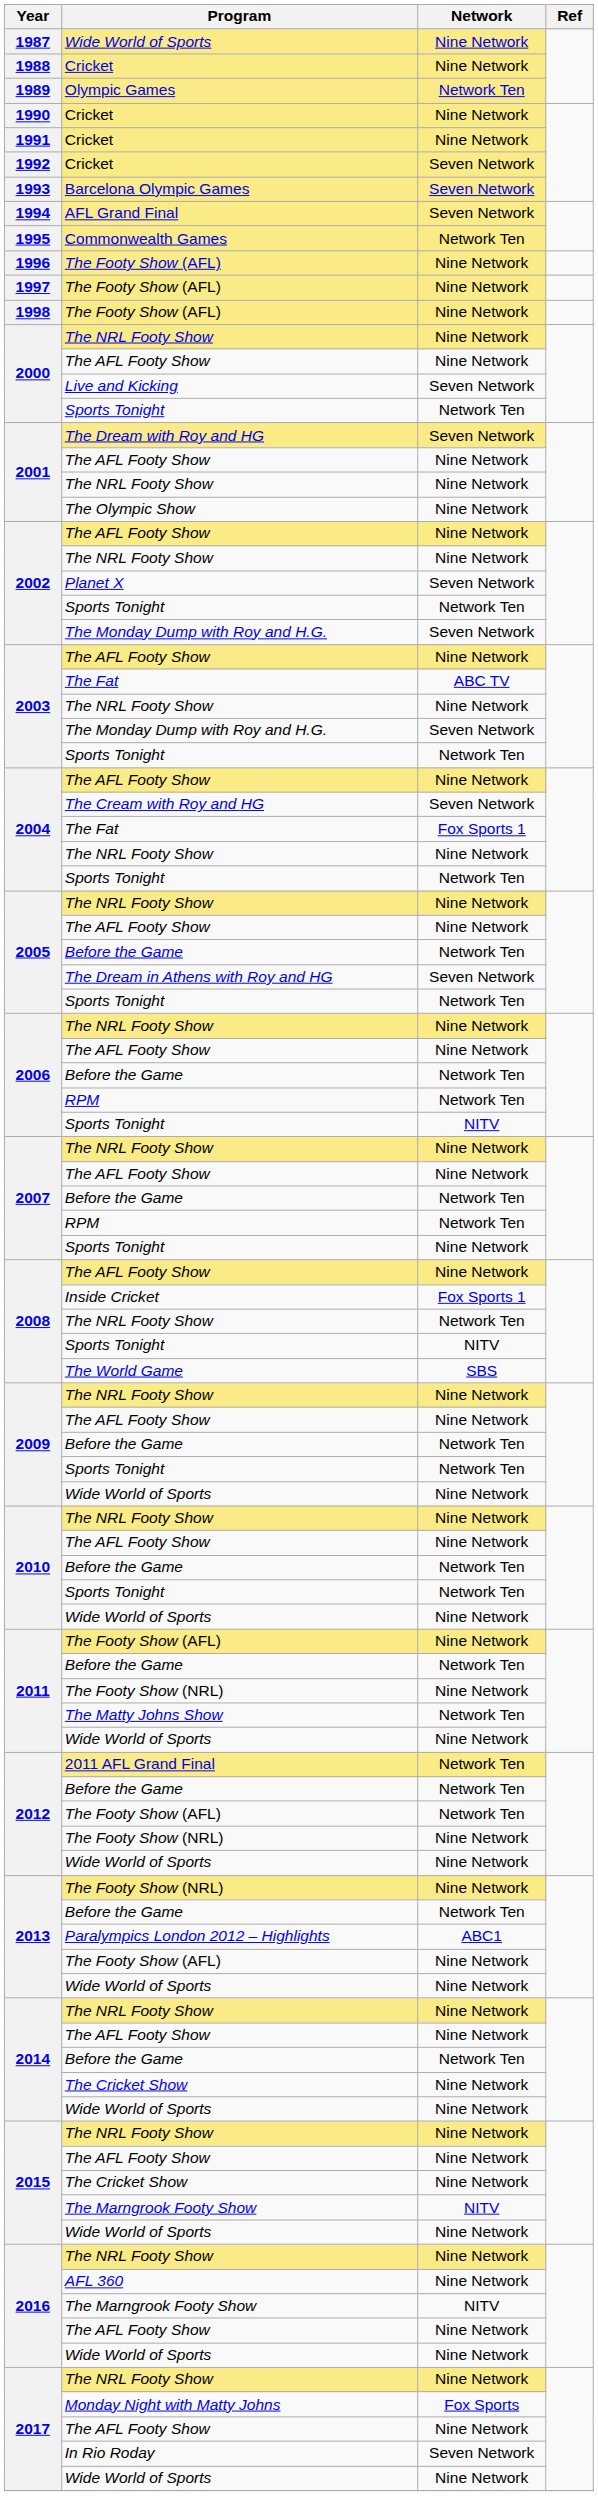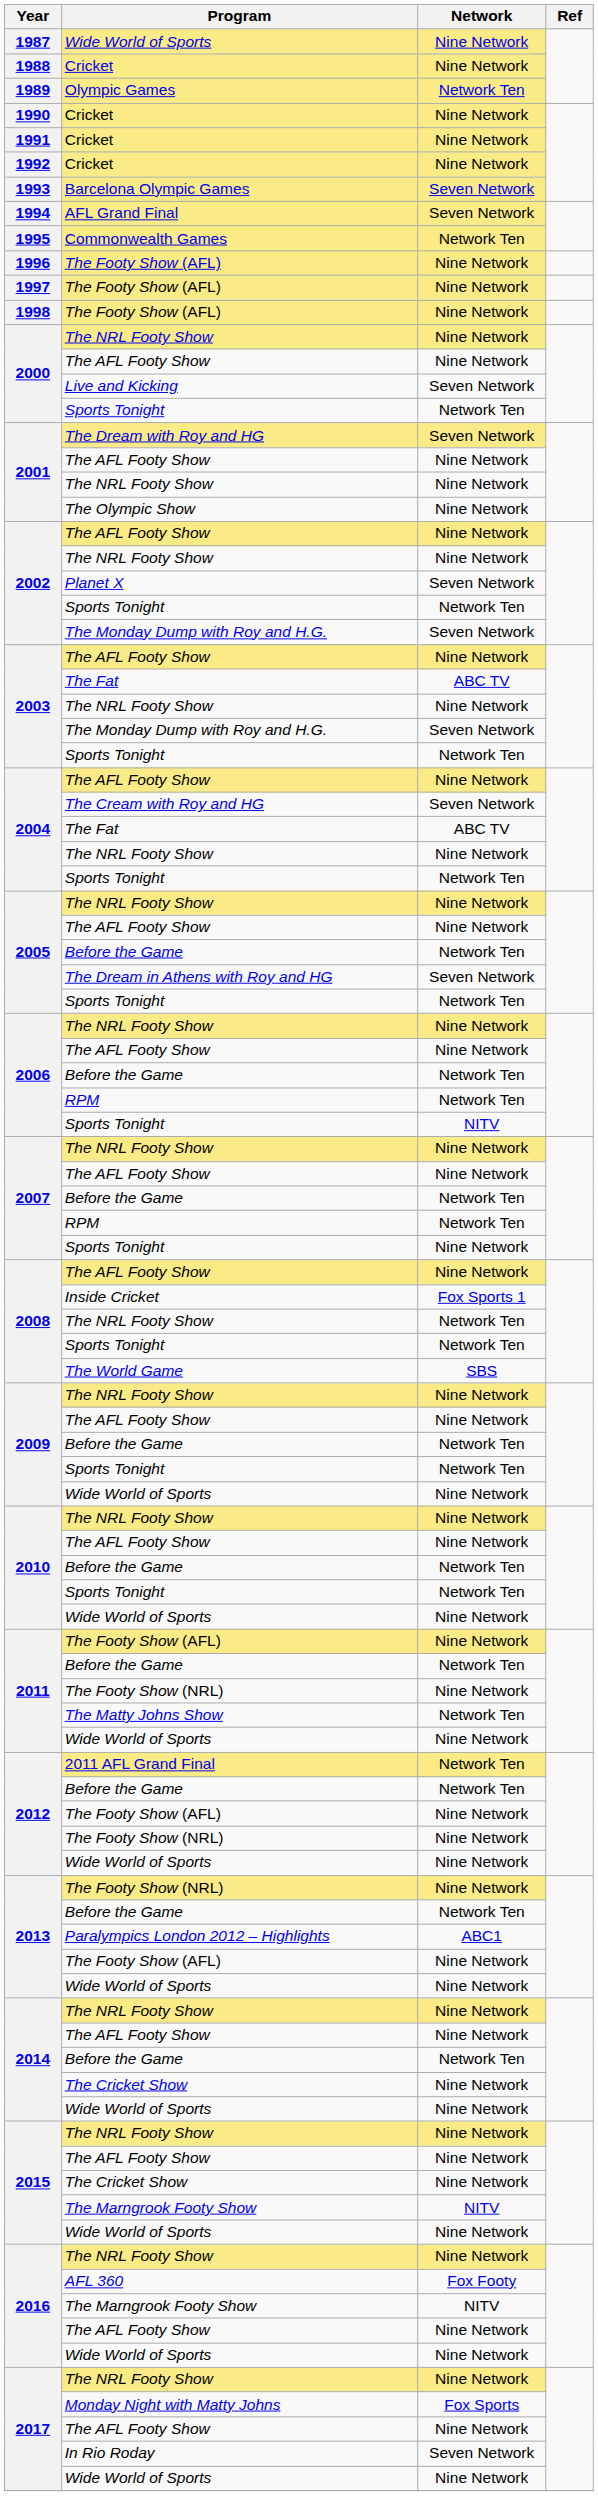(482, 164) Seven Network -> (482, 164) Nine Network
(482, 829) Fox Sports 1 -> (482, 829) ABC TV
(482, 1345) NITV -> (482, 1345) Network Ten
(482, 1813) Network Ten -> (482, 1813) Nine Network
(482, 2281) Nine Network -> (482, 2281) Fox Footy
